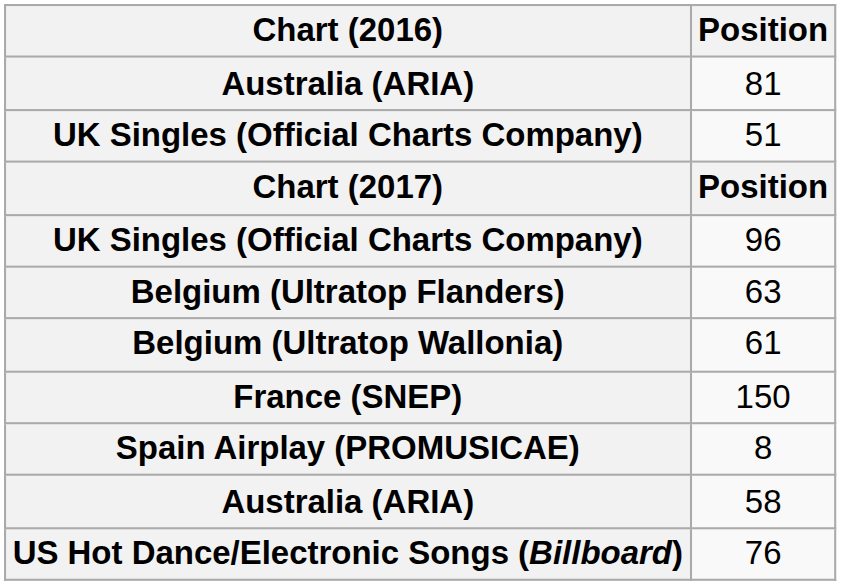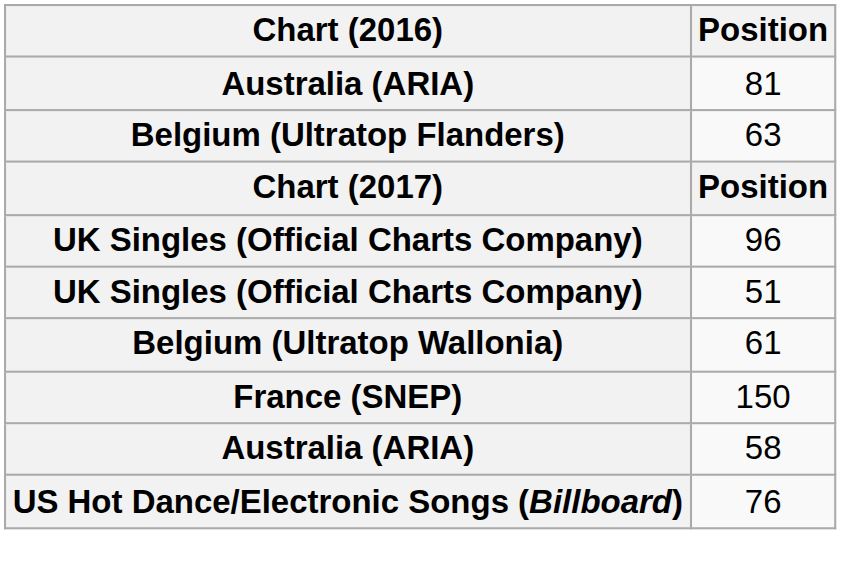rows swapped: (763, 135) <-> (763, 291)
- row: (763, 448)
